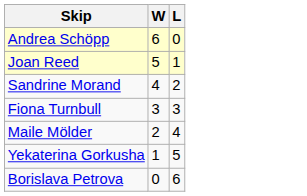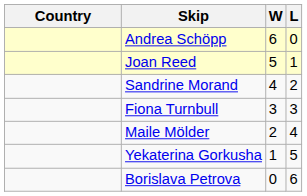+ column: (63, 16)
